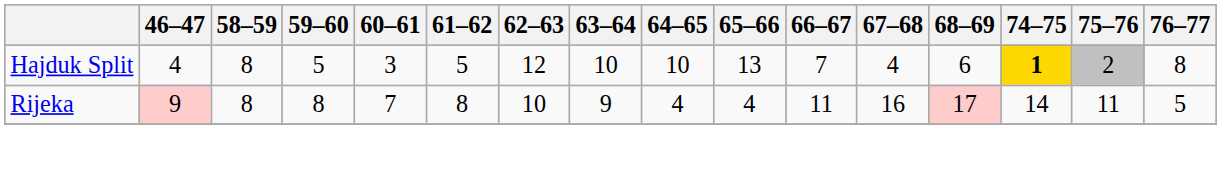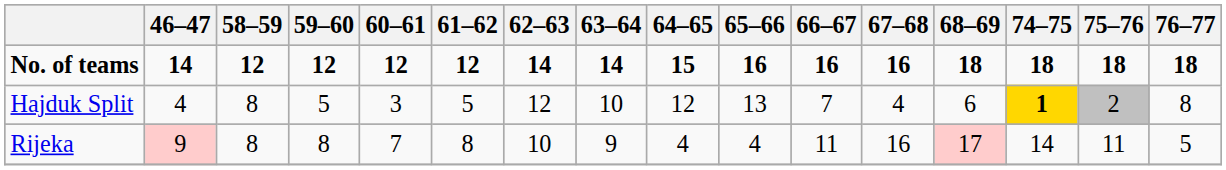+ row: (75, 64)
(678, 64) 10 -> (683, 104) 12
